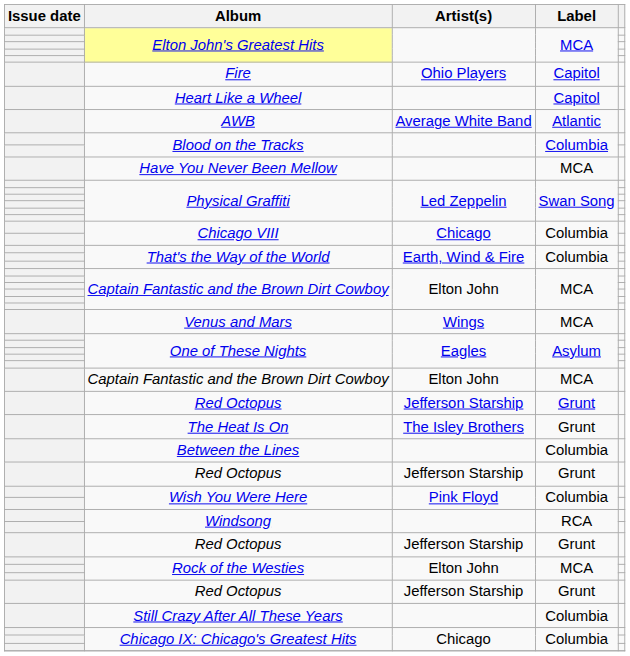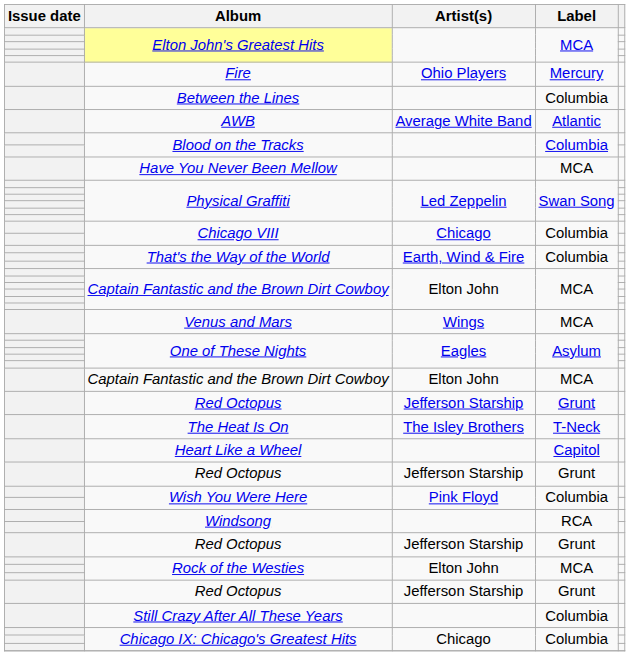(577, 74) Capitol -> (577, 74) Mercury
rows swapped: (238, 97) <-> (238, 450)
(577, 426) Grunt -> (577, 426) T-Neck
